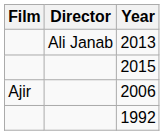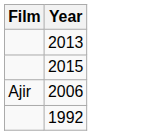- column: (81, 17)
